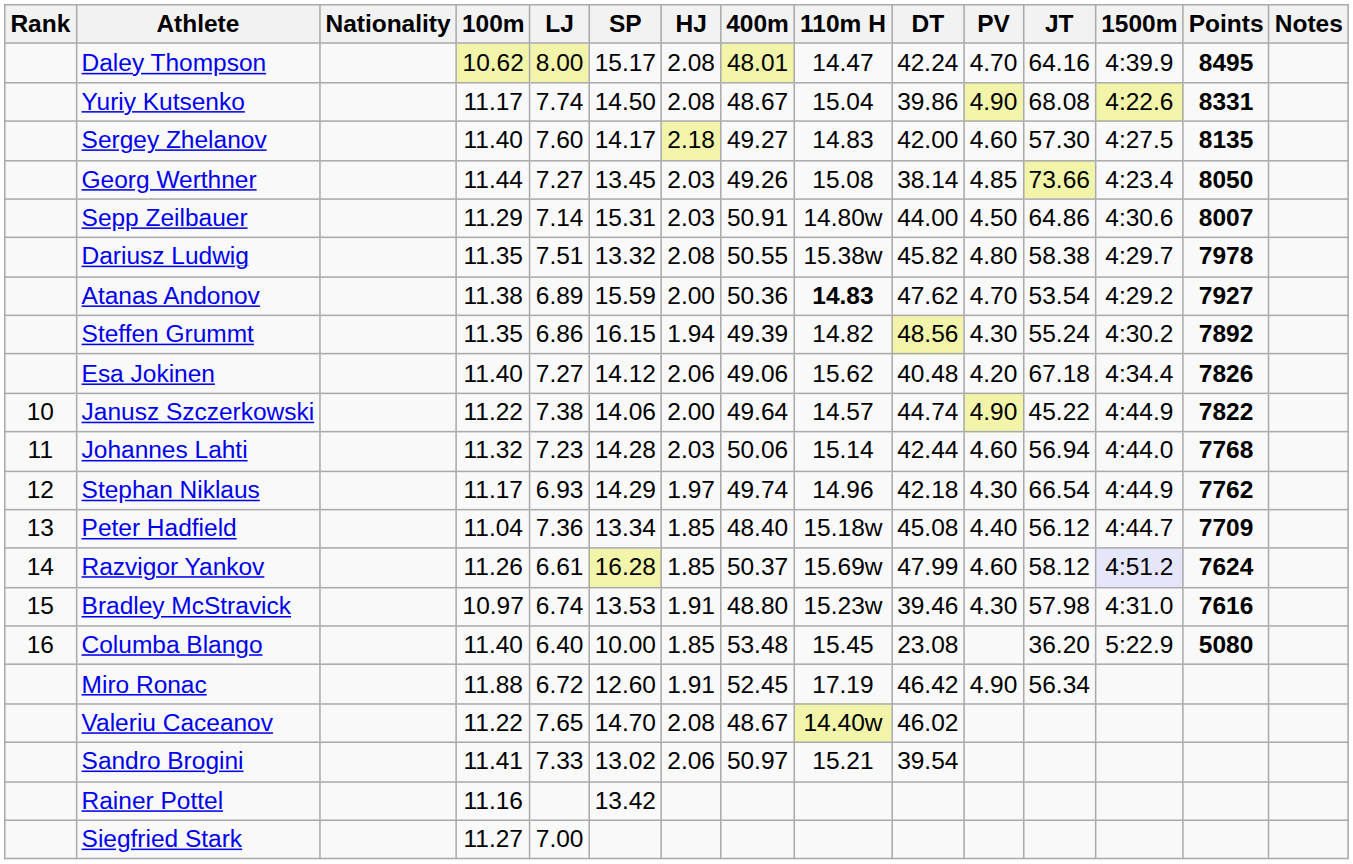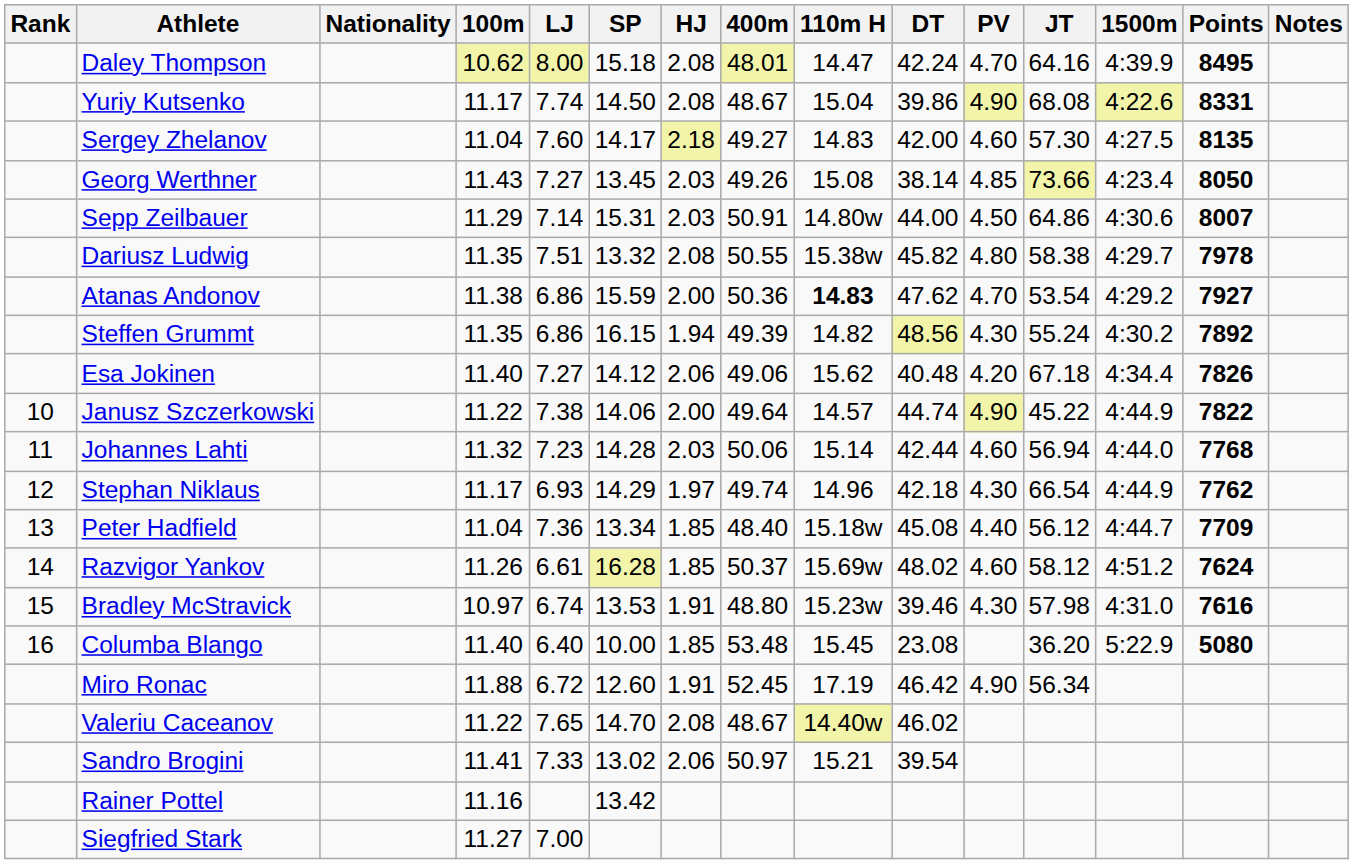(625, 62) 15.17 -> (625, 62) 15.18
(493, 140) 11.40 -> (493, 140) 11.04
(493, 179) 11.44 -> (493, 179) 11.43
(560, 295) 6.89 -> (560, 295) 6.86
(928, 567) 47.99 -> (928, 567) 48.02
(1139, 567) lavender background -> (1139, 567) no background
